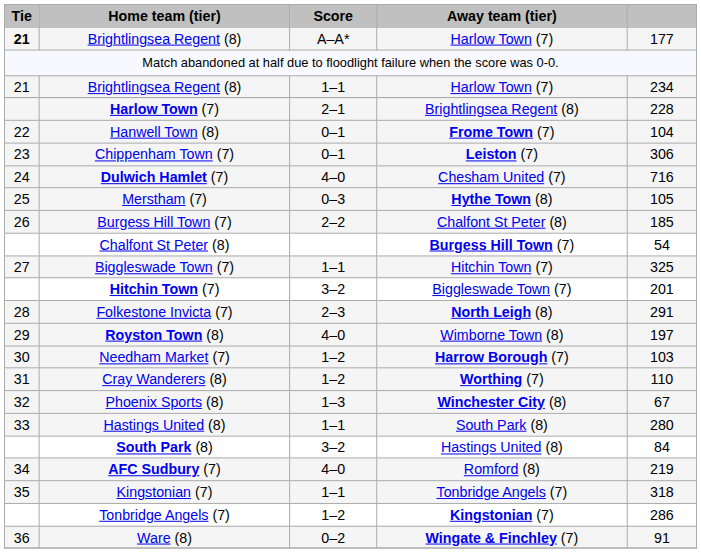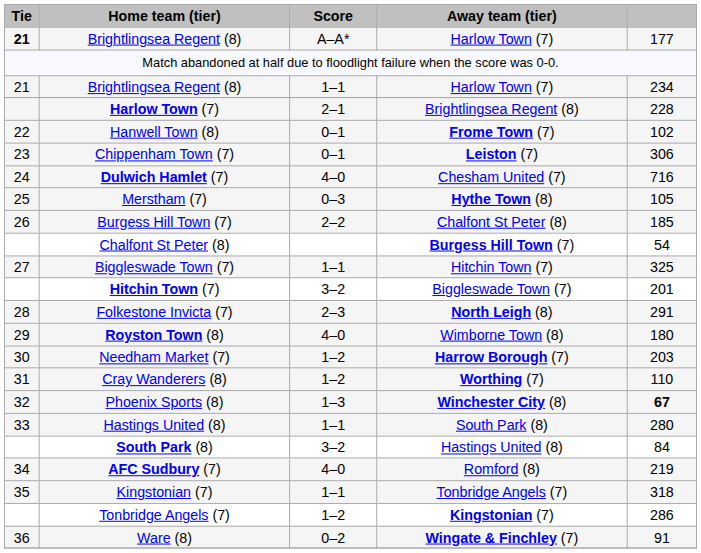(662, 132) 104 -> (662, 132) 102
(662, 335) 197 -> (662, 335) 180
(662, 357) 103 -> (662, 357) 203
(662, 402) normal -> (662, 402) bold
